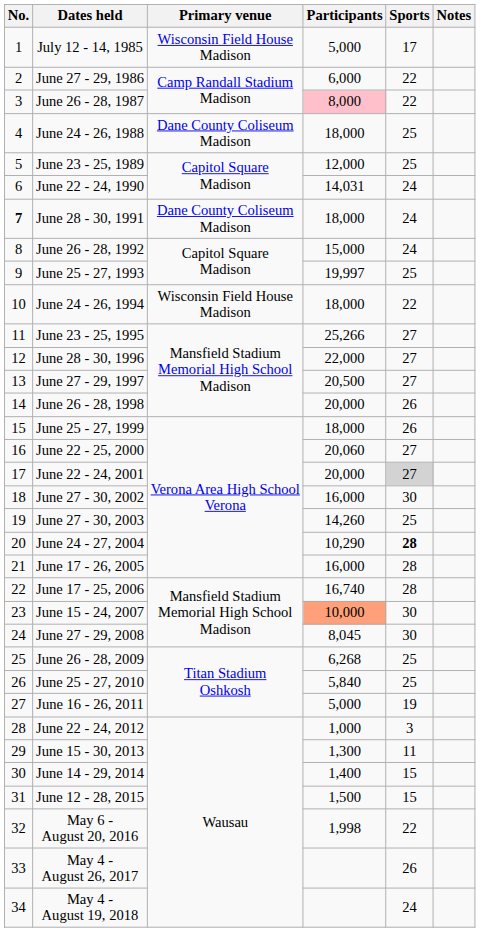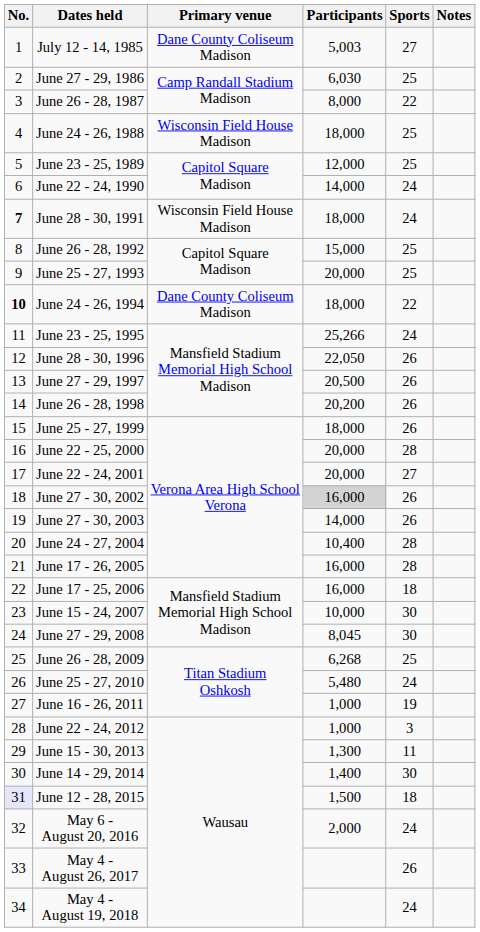(225, 47) Wisconsin Field House Madison -> (225, 47) Dane County Coliseum Madison
(345, 47) 5,000 -> (345, 47) 5,003
(410, 47) 17 -> (410, 47) 27
(345, 78) 6,000 -> (345, 78) 6,030
(410, 78) 22 -> (410, 78) 25
(345, 101) pink background -> (345, 101) no background
(225, 132) Dane County Coliseum Madison -> (225, 132) Wisconsin Field House Madison
(345, 187) 14,031 -> (345, 187) 14,000
(225, 218) Dane County Coliseum Madison -> (225, 218) Wisconsin Field House Madison
(410, 249) 24 -> (410, 249) 25
(345, 273) 19,997 -> (345, 273) 20,000
(19, 304) normal -> (19, 304) bold
(225, 304) Wisconsin Field House Madison -> (225, 304) Dane County Coliseum Madison
(410, 335) 27 -> (410, 335) 24
(345, 358) 22,000 -> (345, 358) 22,050
(410, 358) 27 -> (410, 358) 26
(410, 381) 27 -> (410, 381) 26
(345, 404) 20,000 -> (345, 404) 20,200
(345, 451) 20,060 -> (345, 451) 20,000
(410, 451) 27 -> (410, 451) 28
(410, 474) lightgrey background -> (410, 474) no background
(345, 497) no background -> (345, 497) lightgrey background
(410, 497) 30 -> (410, 497) 26
(345, 520) 14,260 -> (345, 520) 14,000
(410, 520) 25 -> (410, 520) 26
(345, 543) 10,290 -> (345, 543) 10,400
(410, 543) bold -> (410, 543) normal
(345, 589) 16,740 -> (345, 589) 16,000
(410, 589) 28 -> (410, 589) 18
(345, 612) lightsalmon background -> (345, 612) no background
(345, 681) 5,840 -> (345, 681) 5,480
(410, 681) 25 -> (410, 681) 24
(345, 705) 5,000 -> (345, 705) 1,000
(410, 774) 15 -> (410, 774) 30
(19, 797) no background -> (19, 797) lavender background
(410, 797) 15 -> (410, 797) 18
(345, 828) 1,998 -> (345, 828) 2,000
(410, 828) 22 -> (410, 828) 24
